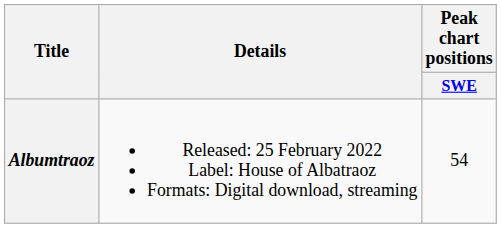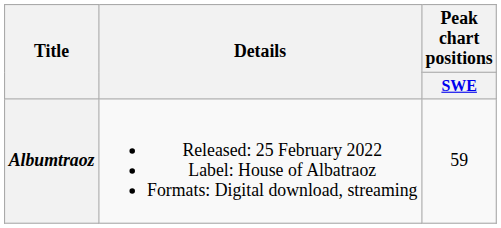(459, 160) 54 -> (459, 160) 59
